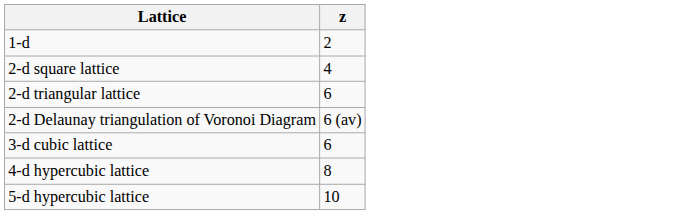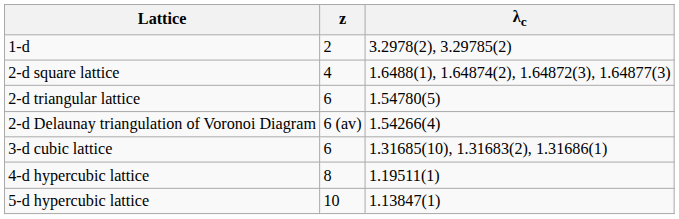+ column: (520, 19)
